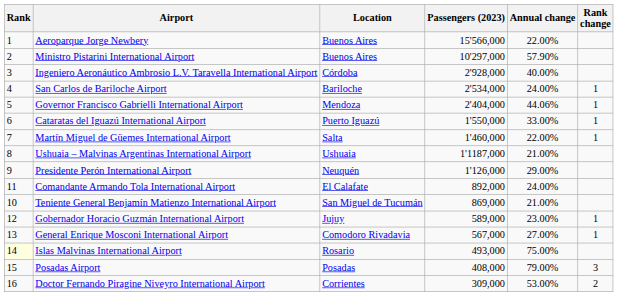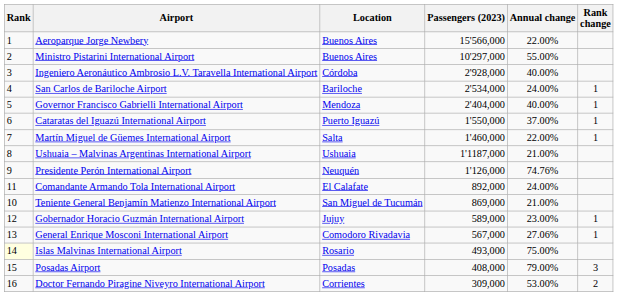(543, 56) 57.90% -> (543, 56) 55.00%
(543, 105) 44.06% -> (543, 105) 40.00%
(543, 121) 33.00% -> (543, 121) 37.00%
(543, 170) 29.00% -> (543, 170) 74.76%
(543, 235) 27.00% -> (543, 235) 27.06%
